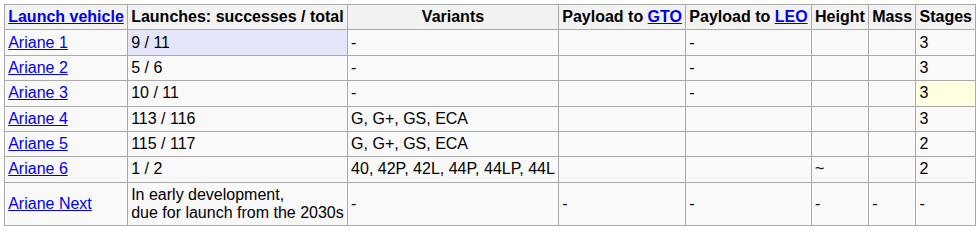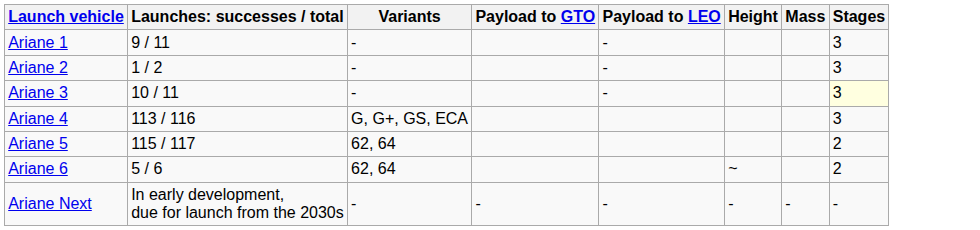(151, 42) lavender background -> (151, 42) no background
(147, 67) 5 / 6 -> (147, 67) 1 / 2
(410, 144) G, G+, GS, ECA -> (373, 144) 62, 64
(147, 169) 1 / 2 -> (147, 169) 5 / 6
(453, 169) 40, 42P, 42L, 44P, 44LP, 44L -> (373, 169) 62, 64
